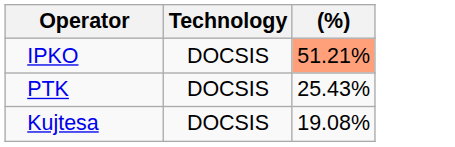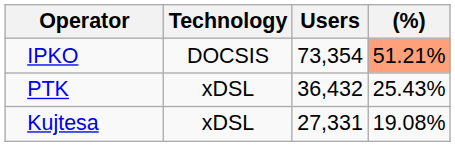+ column: (330, 21)
(228, 89) DOCSIS -> (228, 89) xDSL
(228, 123) DOCSIS -> (228, 123) xDSL
